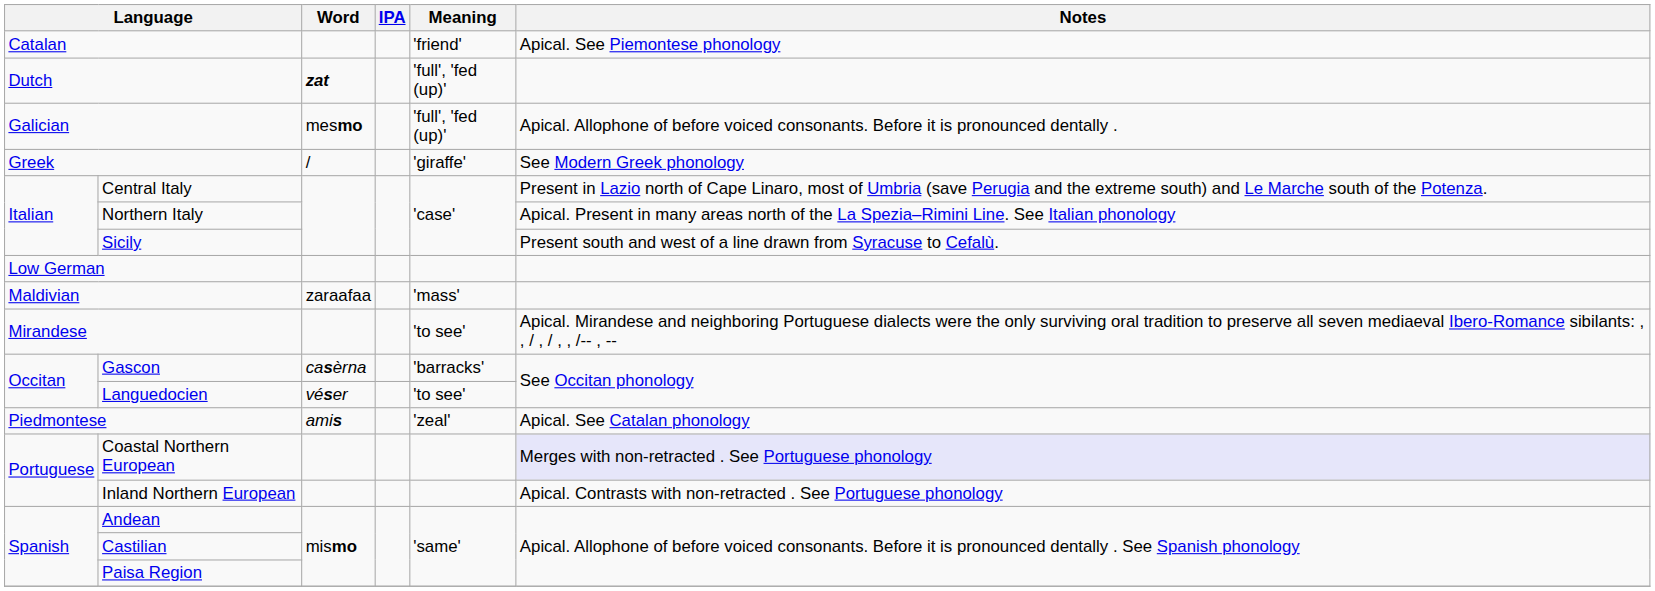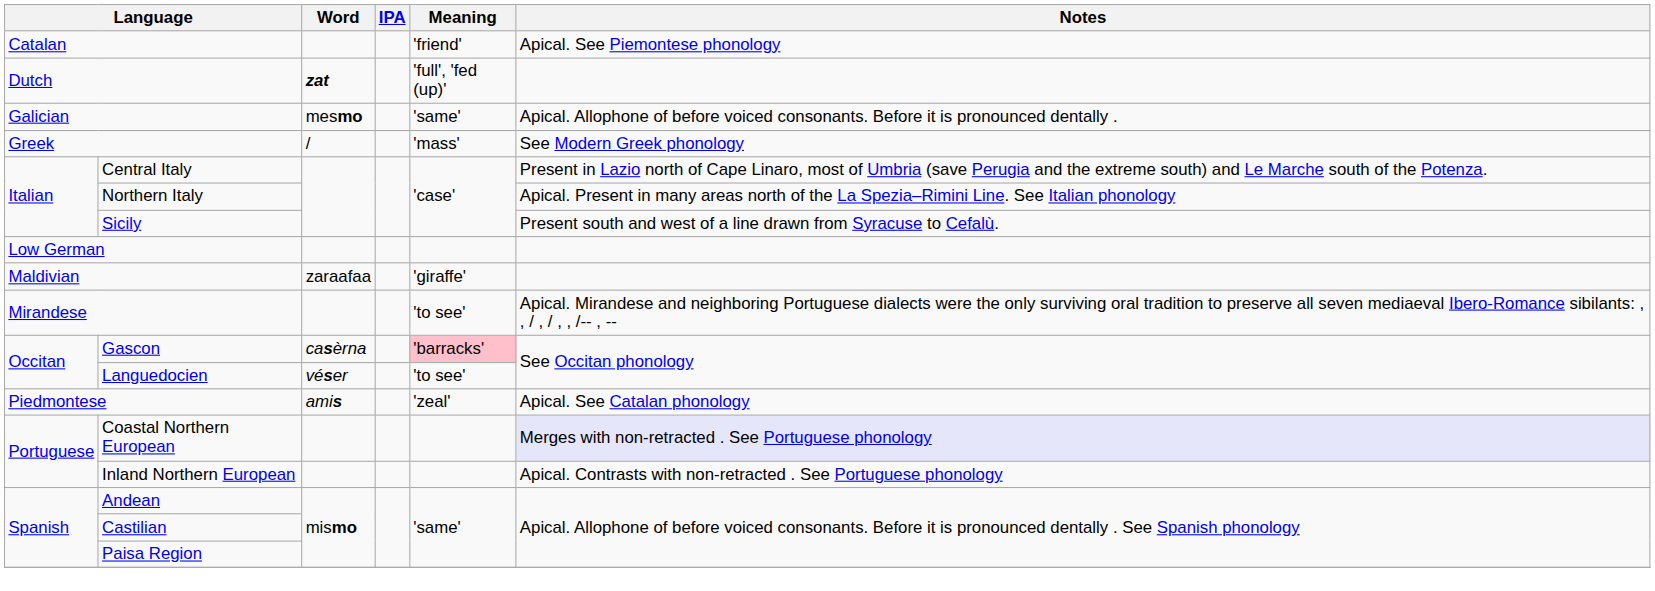(445, 126) 'full', 'fed (up)' -> (437, 116) 'same'
(440, 162) 'giraffe' -> (437, 143) 'mass'
(437, 295) 'mass' -> (440, 276) 'giraffe'
(449, 367) no background -> (449, 348) pink background
